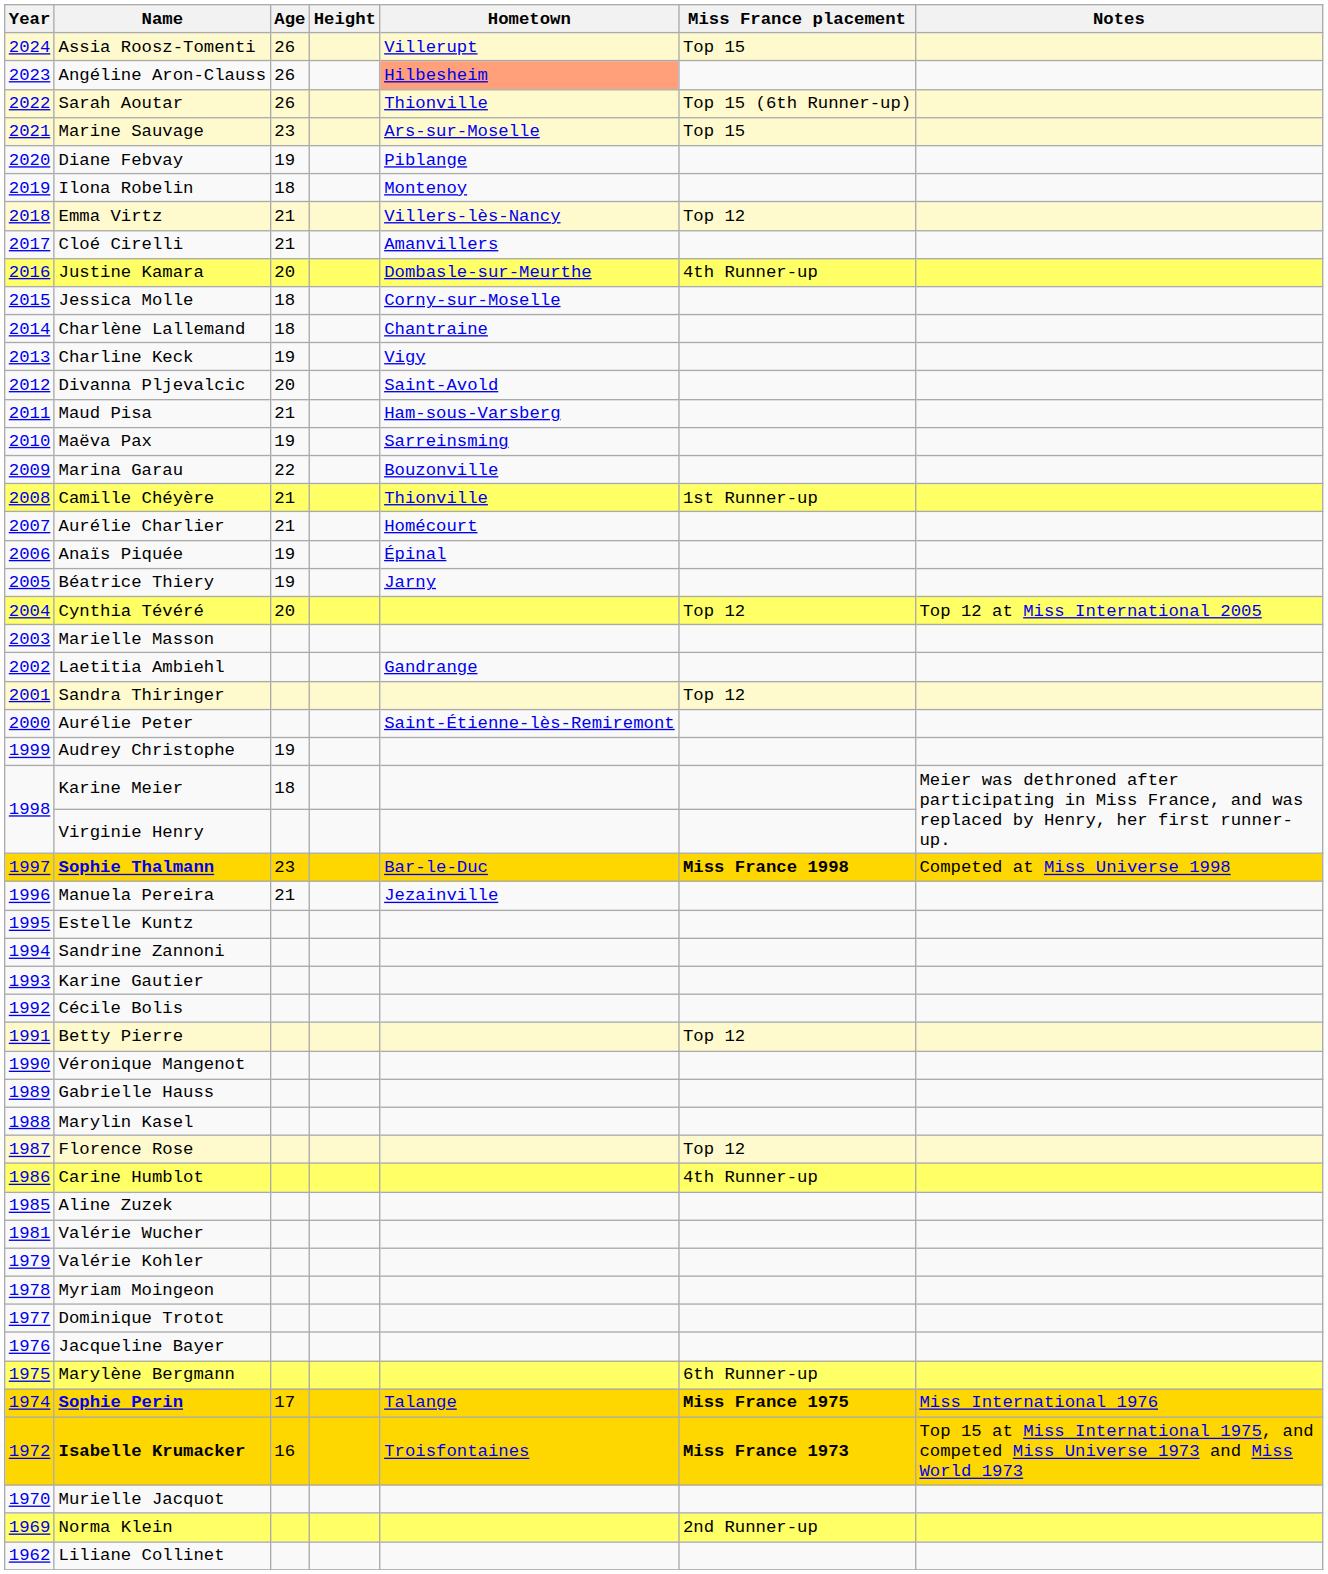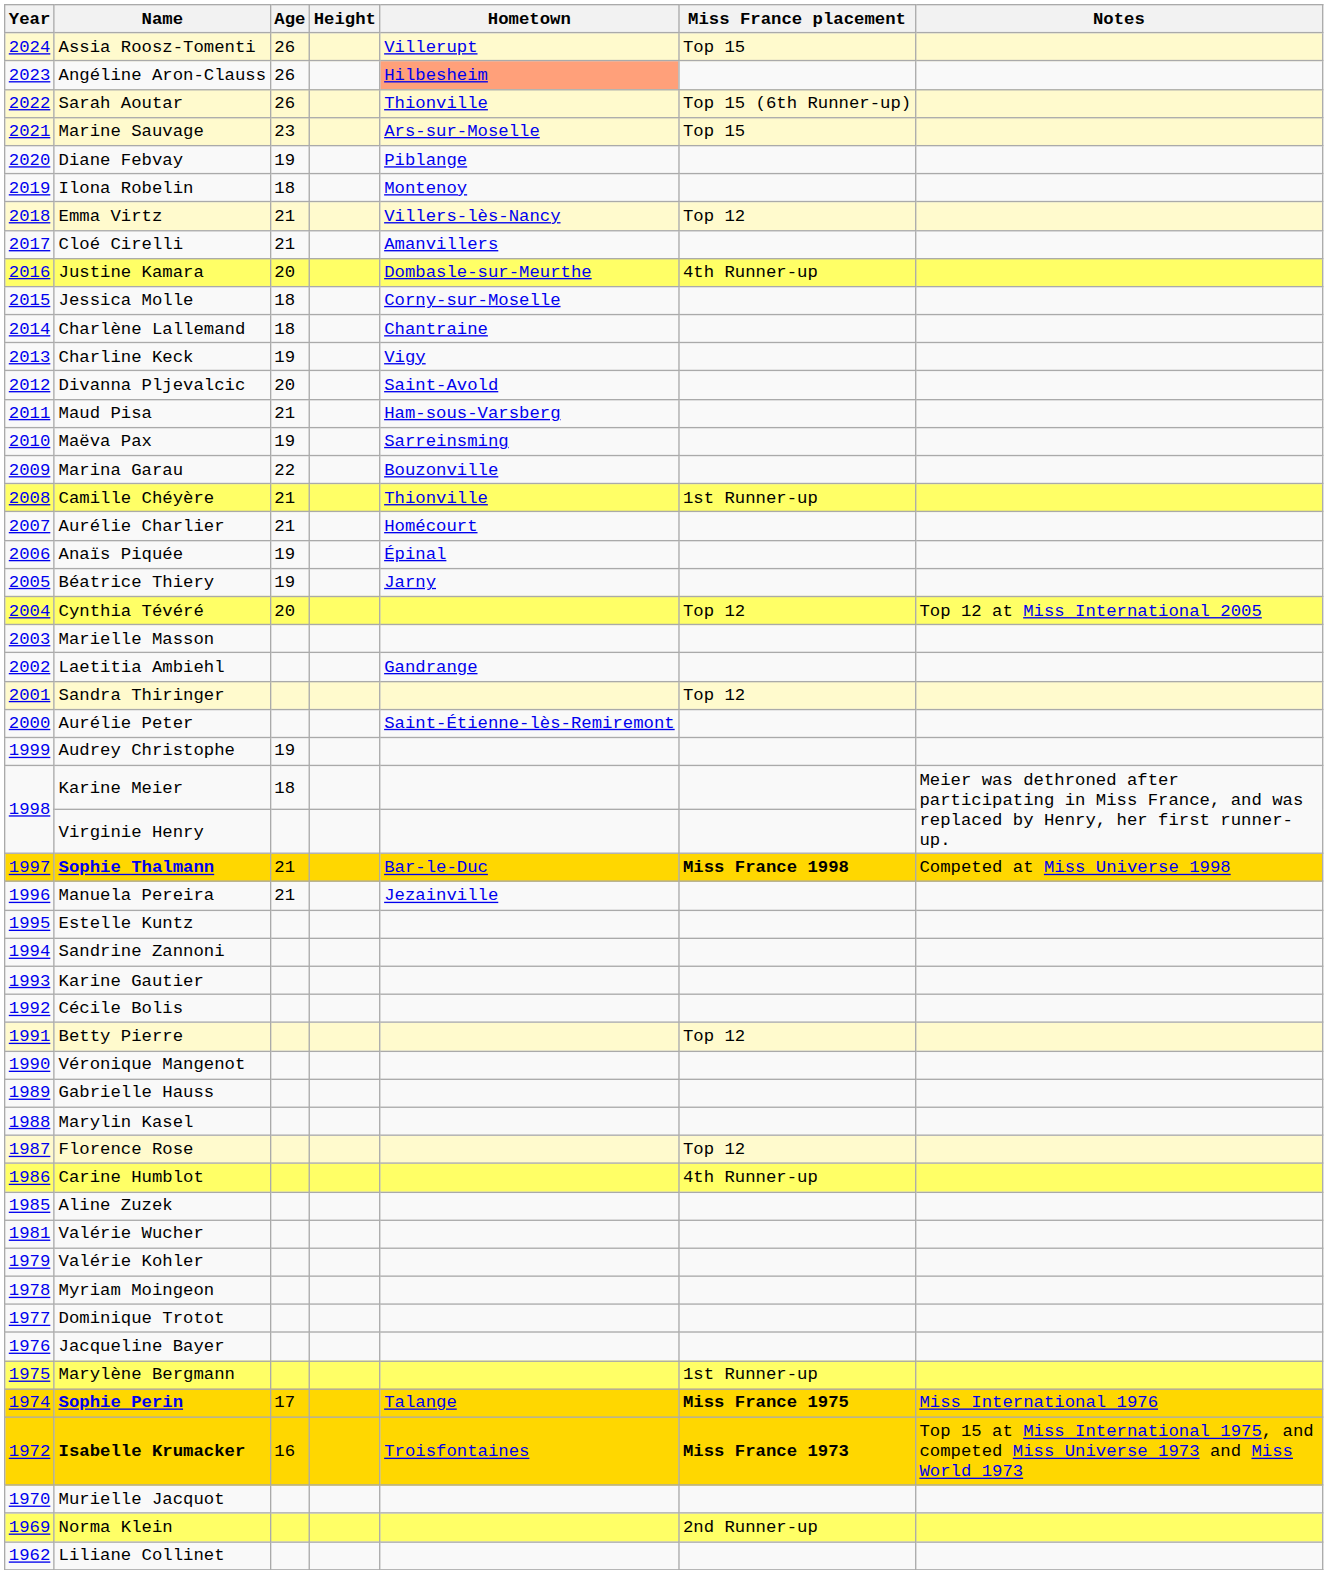(285, 868) 23 -> (285, 868) 21
(750, 1375) 6th Runner-up -> (750, 1375) 1st Runner-up
